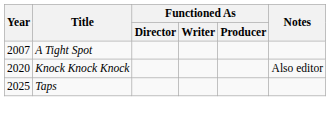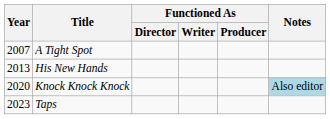+ row: (72, 68)
(297, 68) no background -> (297, 86) lightblue background
(19, 86) 2025 -> (19, 104) 2023
